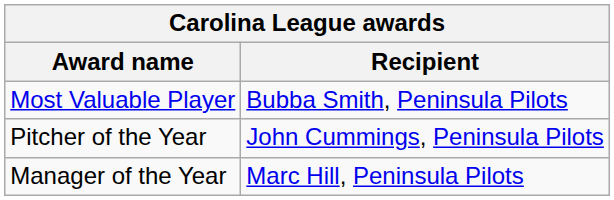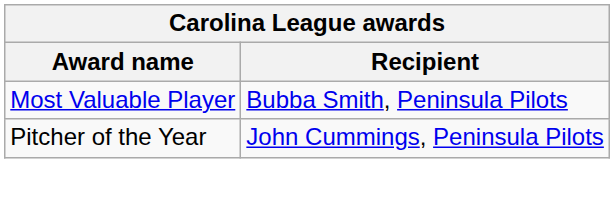- row: (118, 175)
